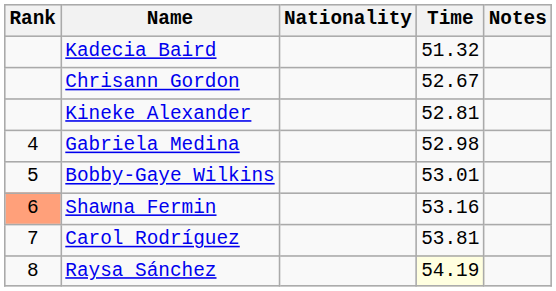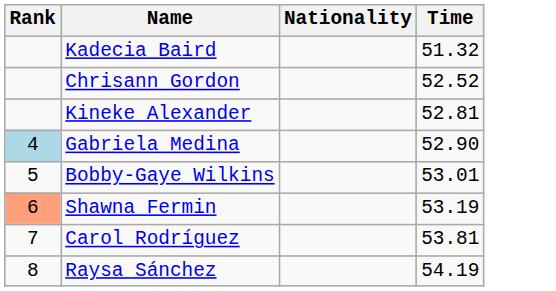- column: (518, 21)
(450, 83) 52.67 -> (450, 83) 52.52
(33, 146) no background -> (33, 146) lightblue background
(450, 146) 52.98 -> (450, 146) 52.90
(450, 209) 53.16 -> (450, 209) 53.19
(450, 271) lightyellow background -> (450, 271) no background
